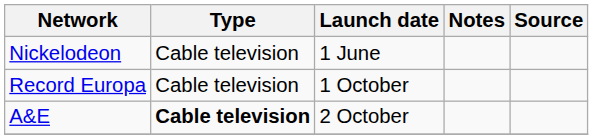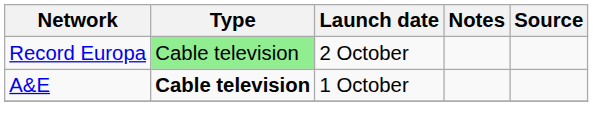- row: (65, 52)
(227, 85) no background -> (227, 52) lightgreen background
(364, 85) 1 October -> (364, 52) 2 October
(364, 117) 2 October -> (364, 85) 1 October
